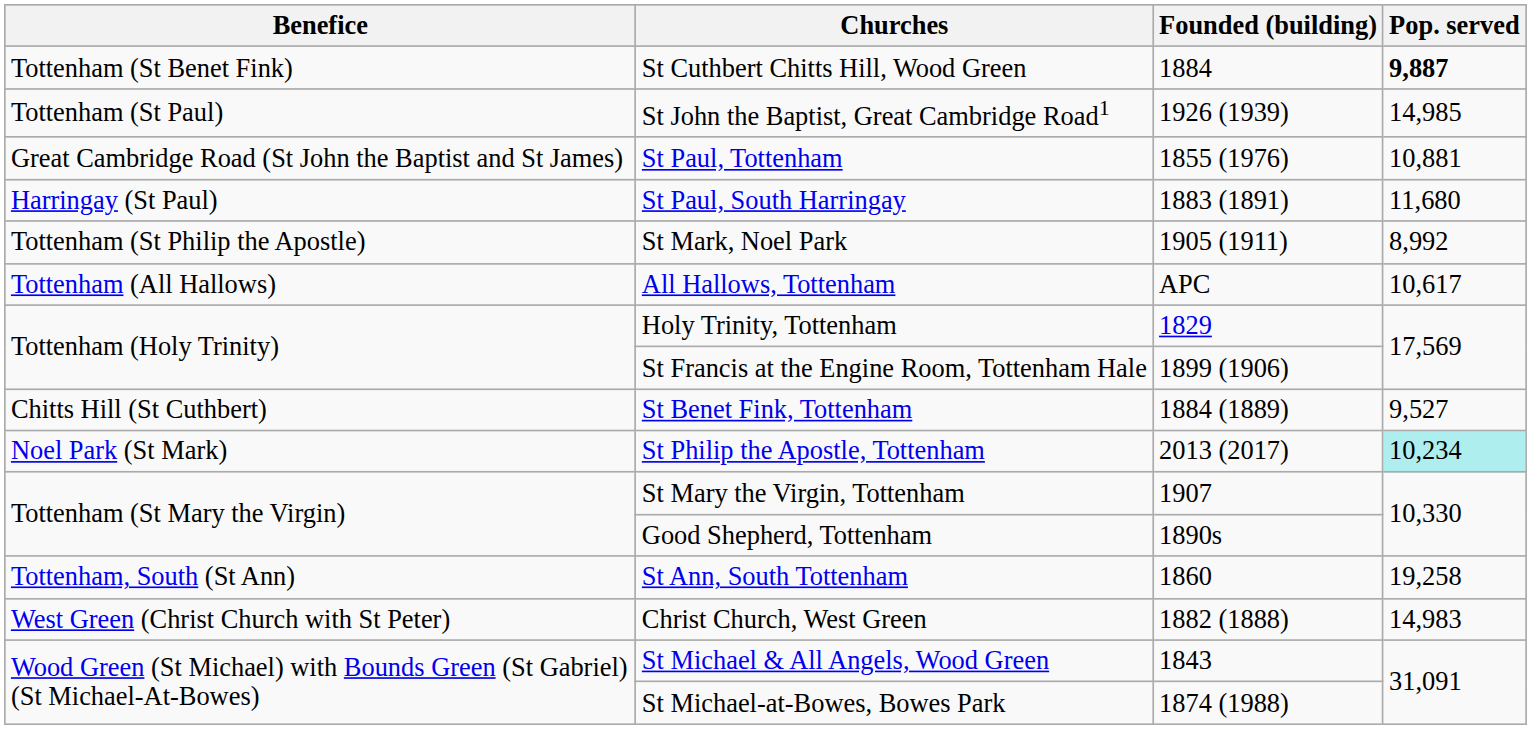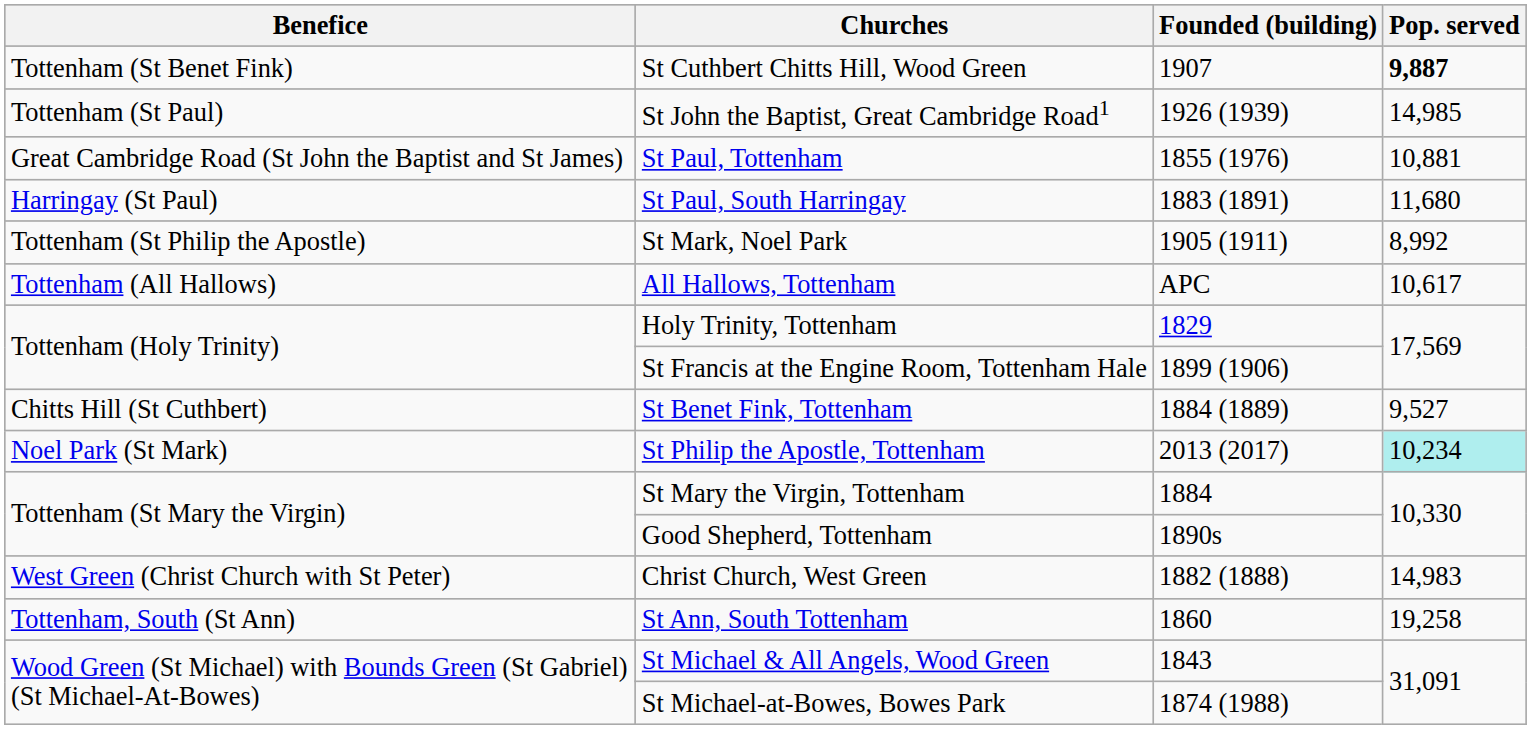(1185, 67) 1884 -> (1185, 67) 1907
(1185, 493) 1907 -> (1185, 493) 1884
rows swapped: (775, 576) <-> (784, 618)
